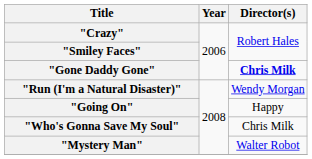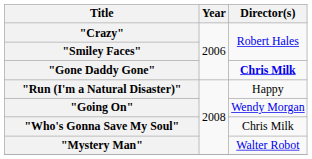(268, 88) Wendy Morgan -> (268, 88) Happy
(268, 107) Happy -> (268, 107) Wendy Morgan
